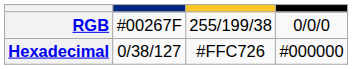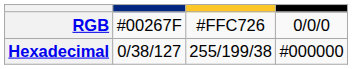(231, 25) 255/199/38 -> (231, 25) #FFC726
(231, 51) #FFC726 -> (231, 51) 255/199/38
